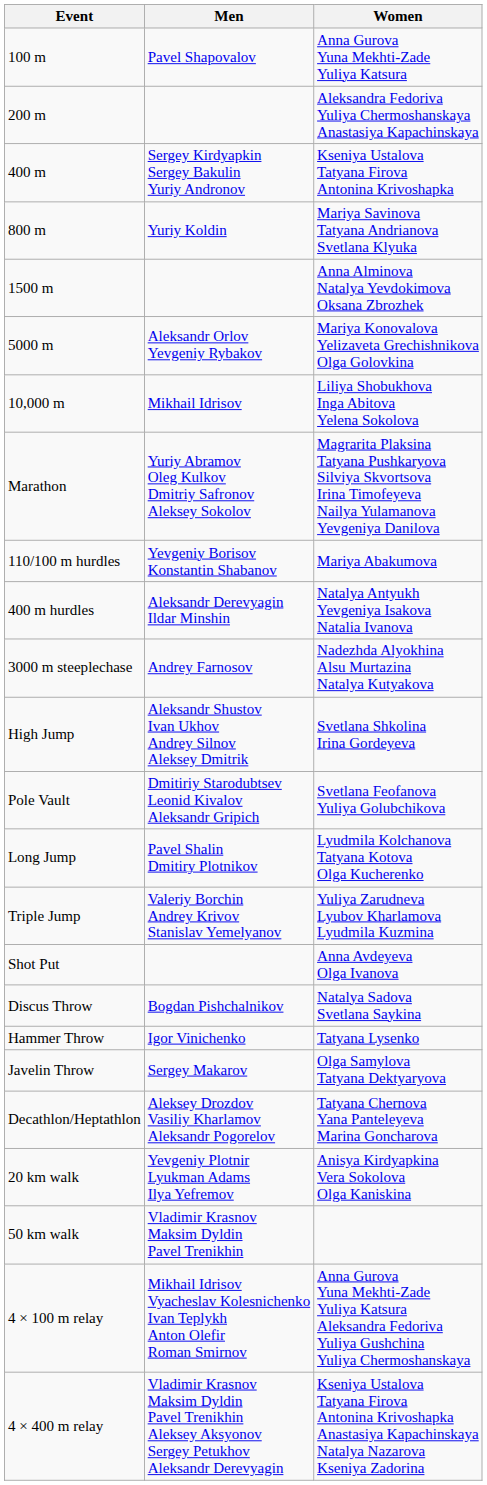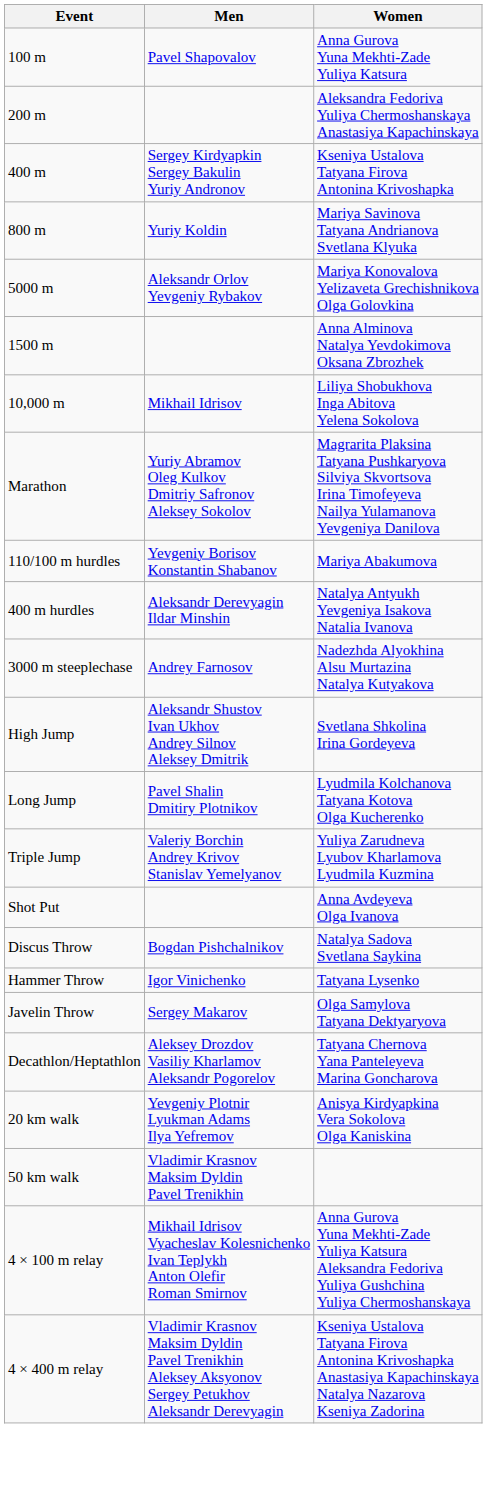rows swapped: (31, 287) <-> (31, 345)
- row: (39, 800)
